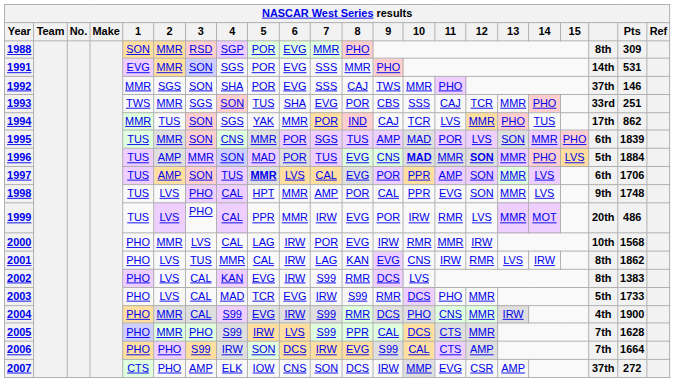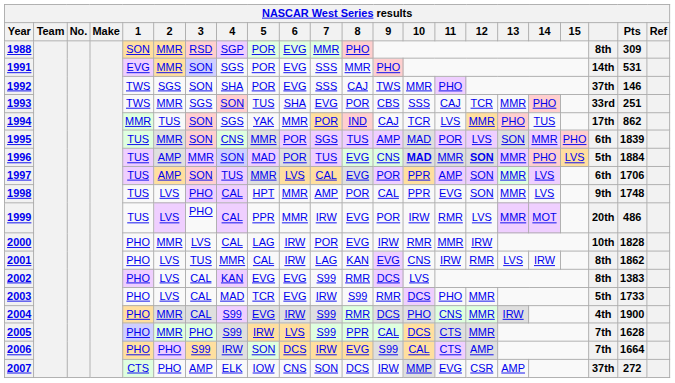(138, 85) MMR -> (138, 85) TWS
(264, 175) bold -> (264, 175) normal
(632, 242) 1568 -> (632, 242) 1828
(295, 278) IRW -> (295, 278) EVG
